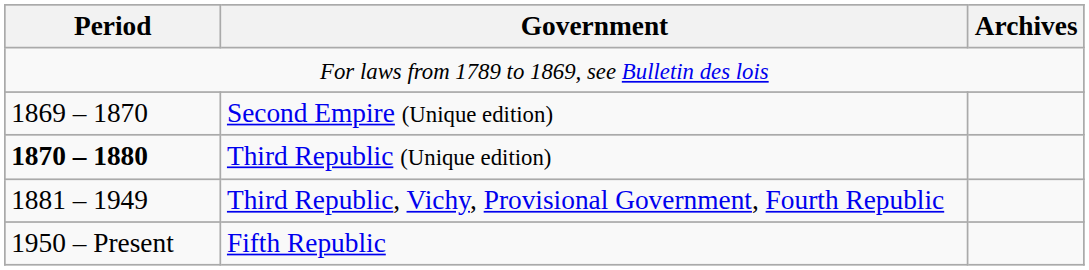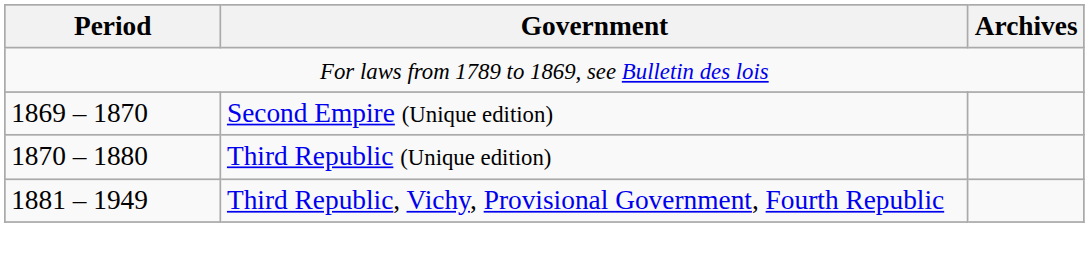(80, 156) bold -> (80, 156) normal
- row: (306, 243)
